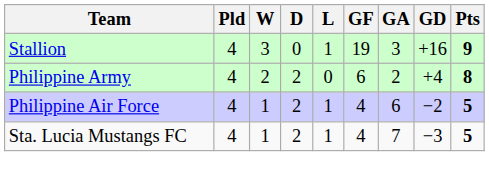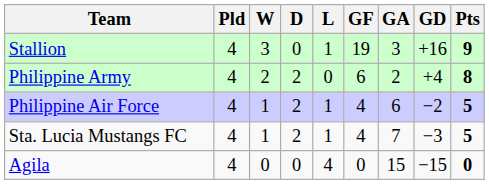+ row: (29, 164)
